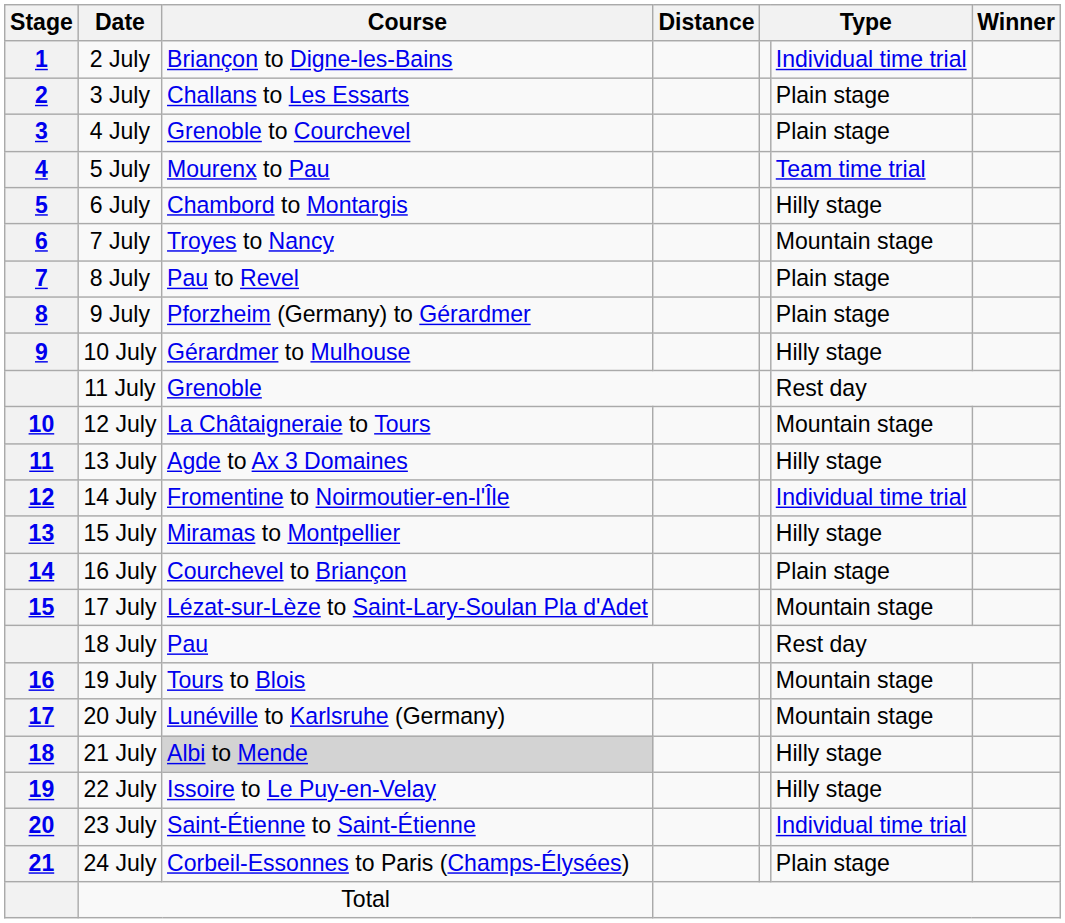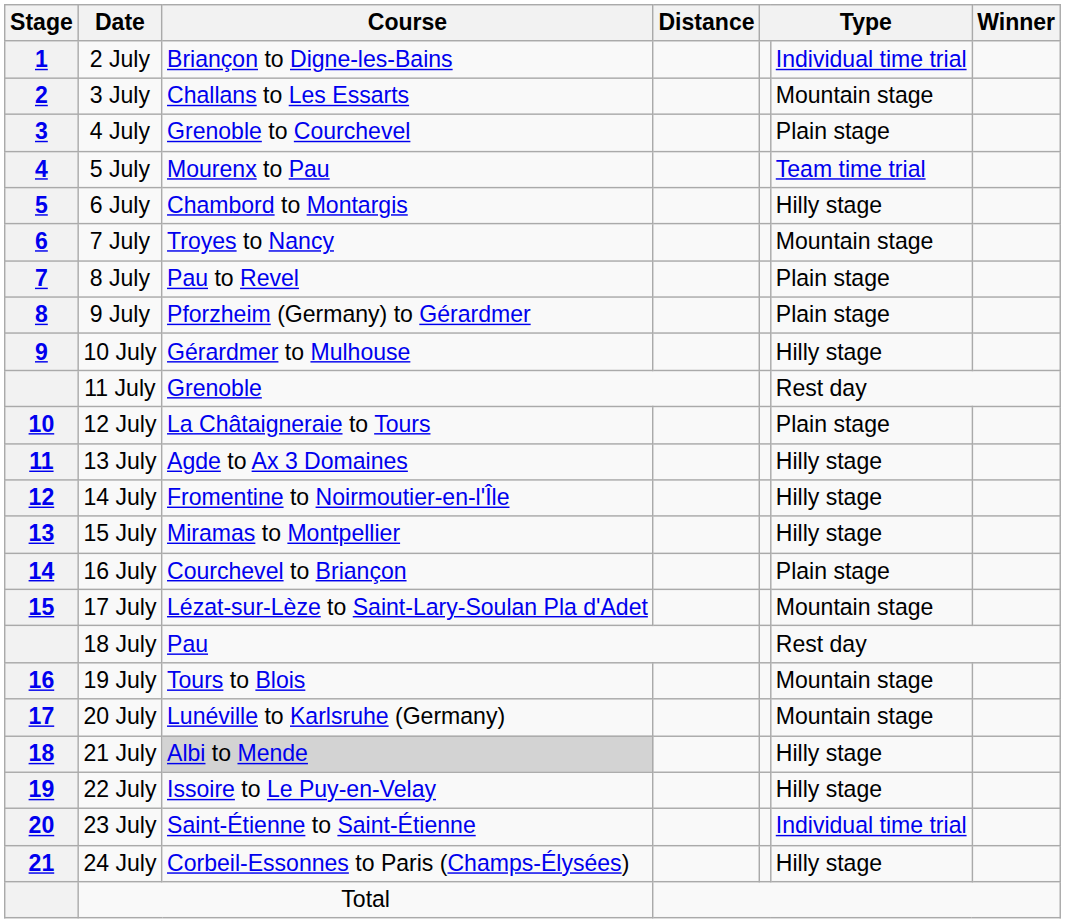(833, 95) Plain stage -> (855, 95) Mountain stage
(855, 424) Mountain stage -> (833, 424) Plain stage
(871, 497) Individual time trial -> (829, 497) Hilly stage
(833, 863) Plain stage -> (829, 863) Hilly stage
